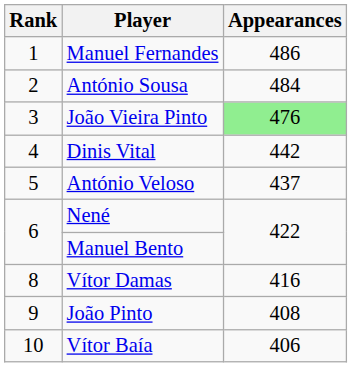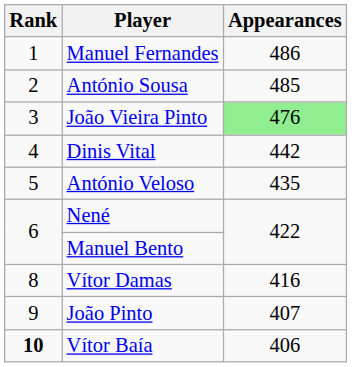(285, 85) 484 -> (285, 85) 485
(285, 183) 437 -> (285, 183) 435
(285, 313) 408 -> (285, 313) 407
(33, 345) normal -> (33, 345) bold
